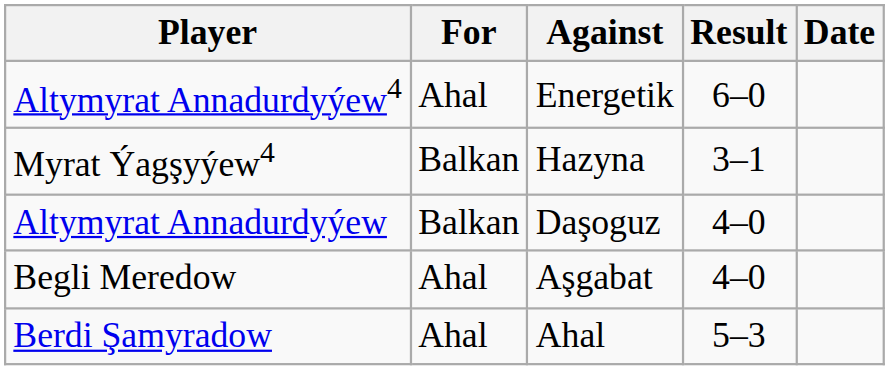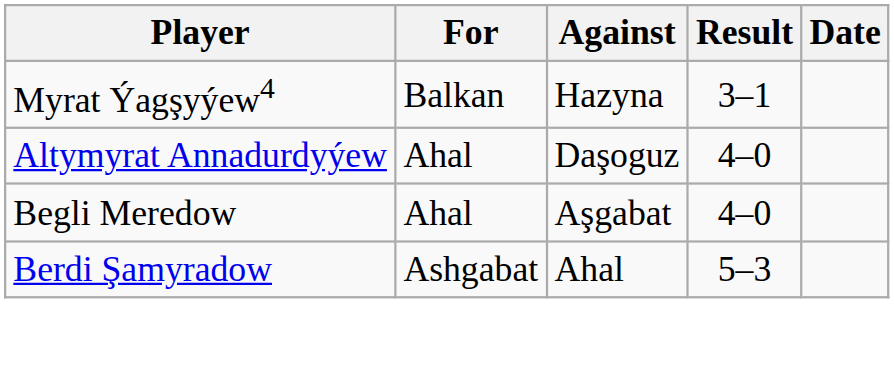- row: (208, 94)
(469, 221) Balkan -> (438, 155) Ahal
(453, 335) Ahal -> (471, 268) Ashgabat
